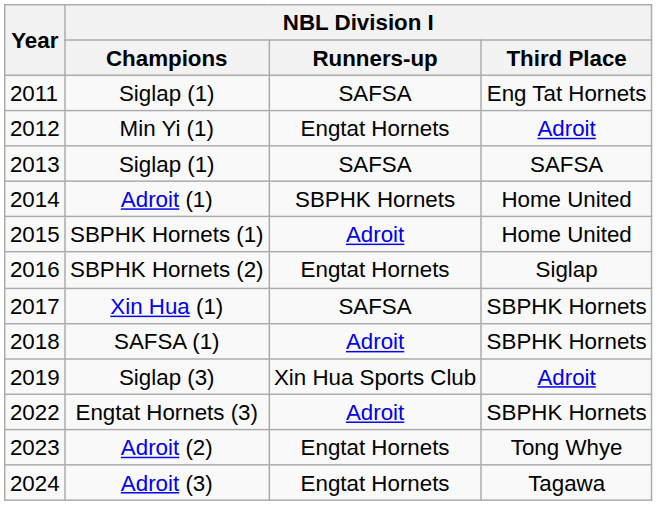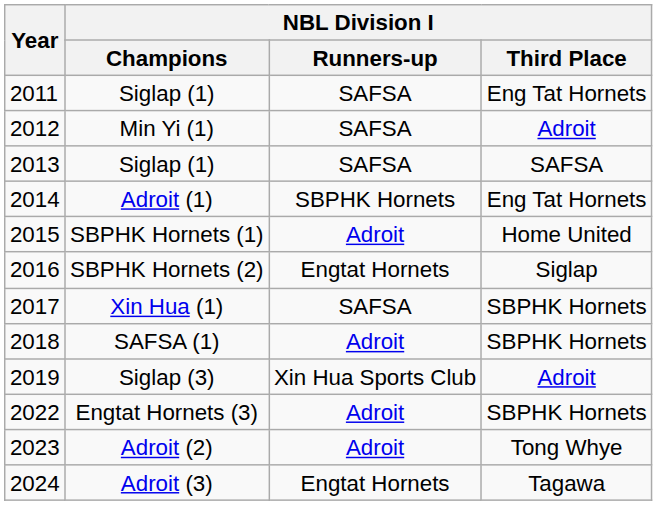(375, 129) Engtat Hornets -> (375, 129) SAFSA
(567, 199) Home United -> (567, 199) Eng Tat Hornets
(375, 447) Engtat Hornets -> (375, 447) Adroit
